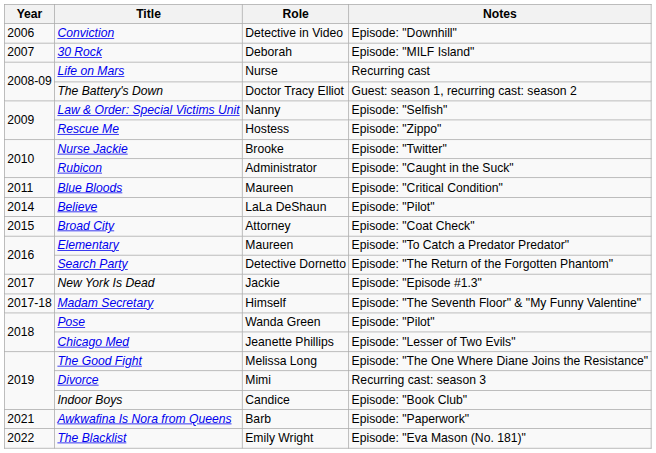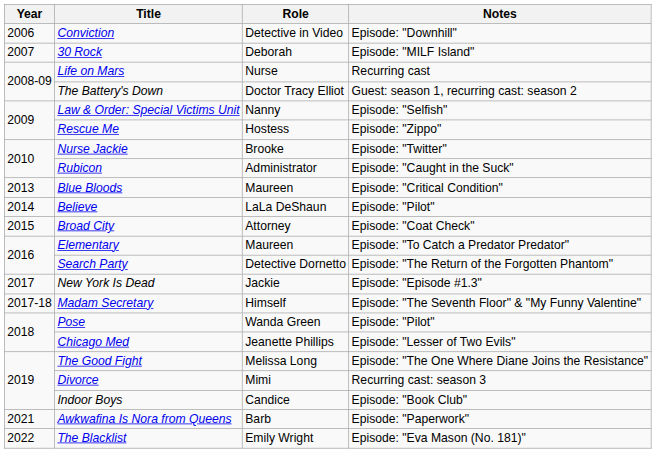(20, 187) 2011 -> (21, 187) 2013
